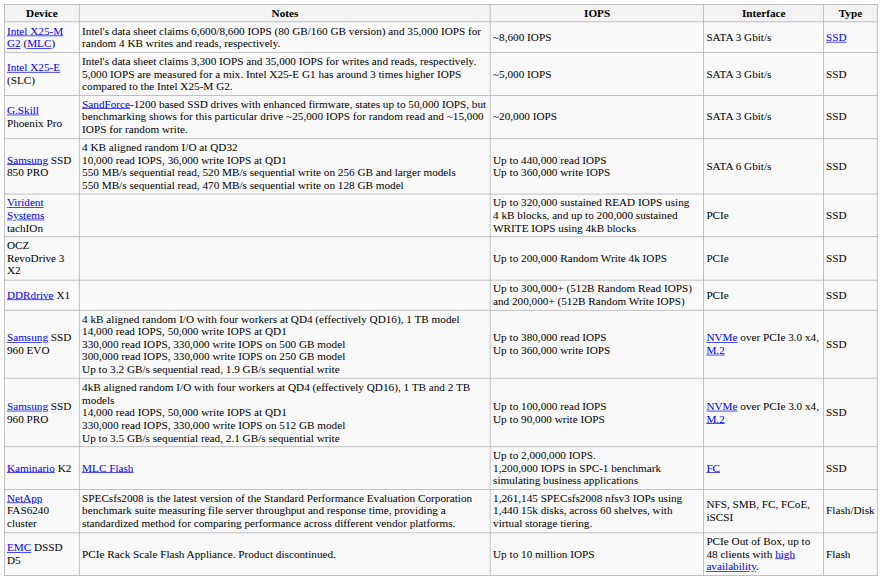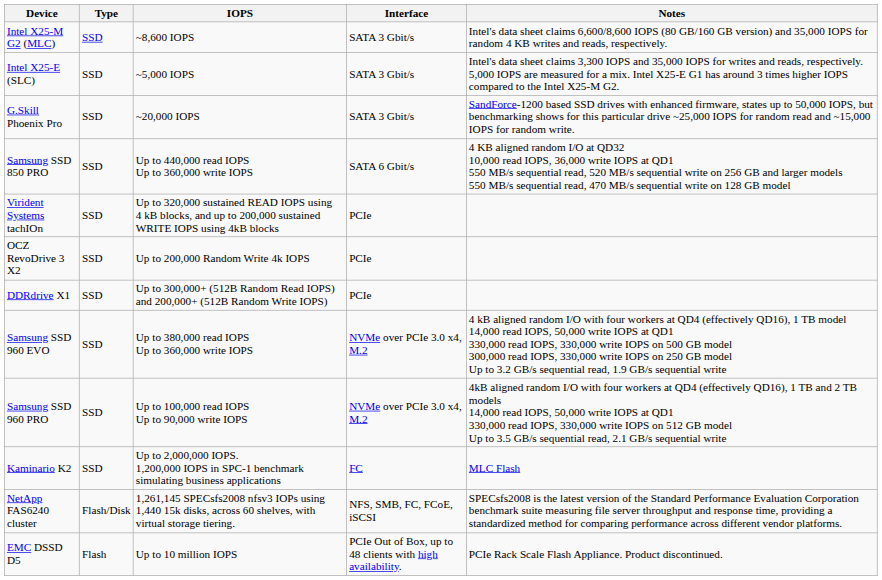columns swapped: (850, 13) <-> (285, 13)
